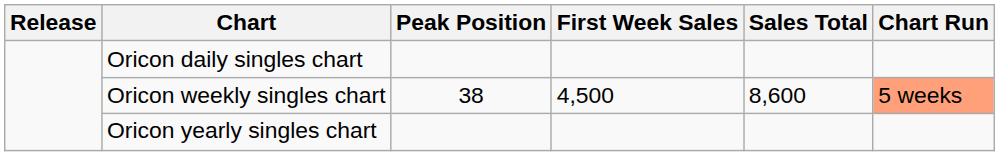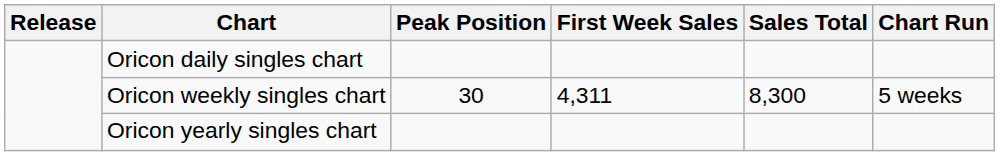(471, 95) 38 -> (471, 95) 30
(585, 95) 4,500 -> (584, 95) 4,311
(777, 95) 8,600 -> (777, 95) 8,300
(920, 95) lightsalmon background -> (920, 95) no background
